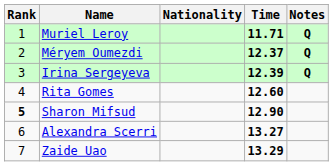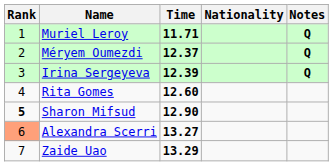columns swapped: (202, 14) <-> (266, 14)
(22, 131) no background -> (22, 131) lightsalmon background
